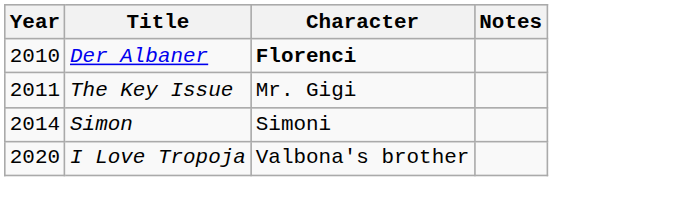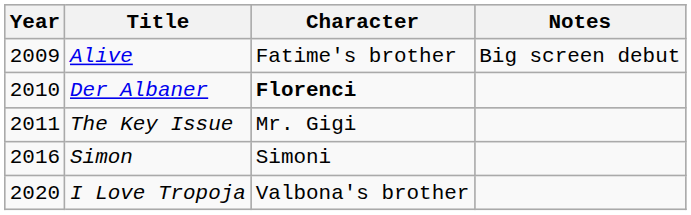+ row: (101, 56)
(35, 124) 2014 -> (35, 158) 2016
